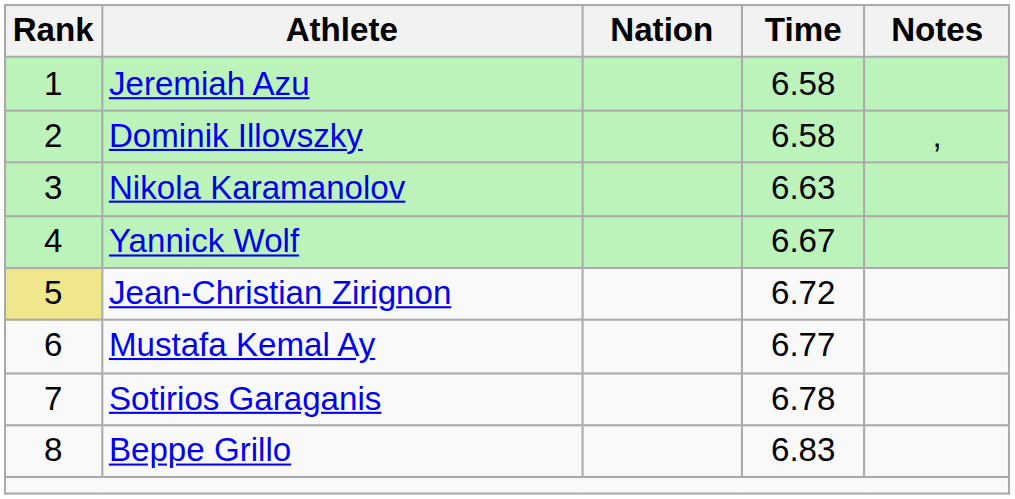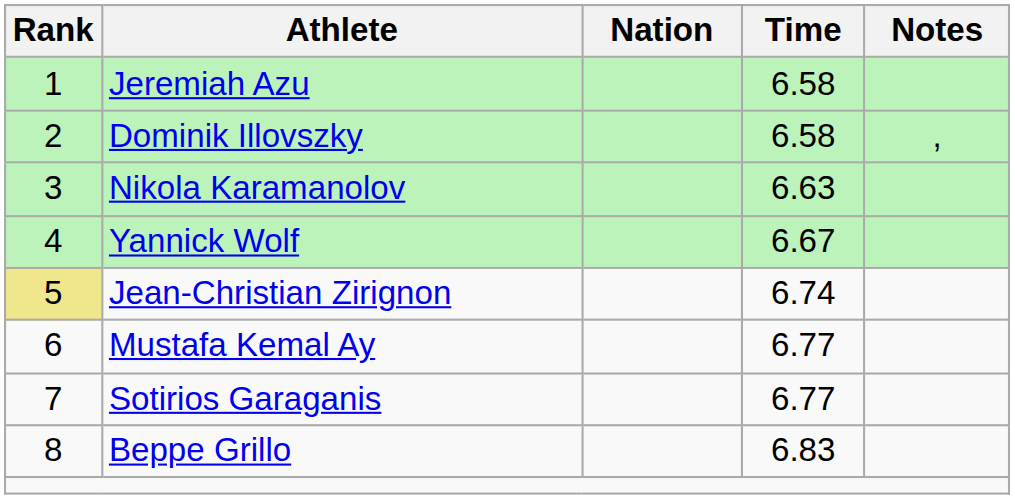(803, 293) 6.72 -> (803, 293) 6.74
(803, 398) 6.78 -> (803, 398) 6.77
